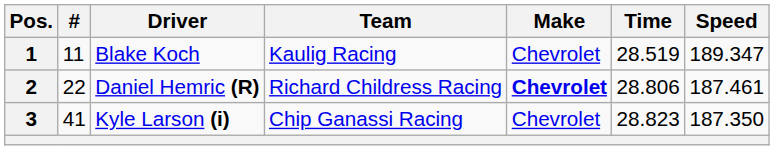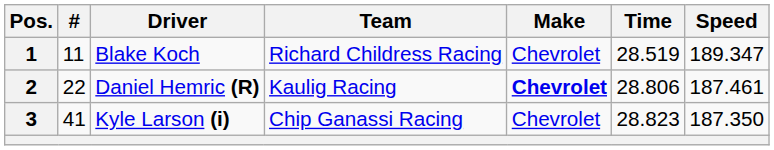(333, 54) Kaulig Racing -> (386, 54) Richard Childress Racing
(386, 87) Richard Childress Racing -> (333, 87) Kaulig Racing
